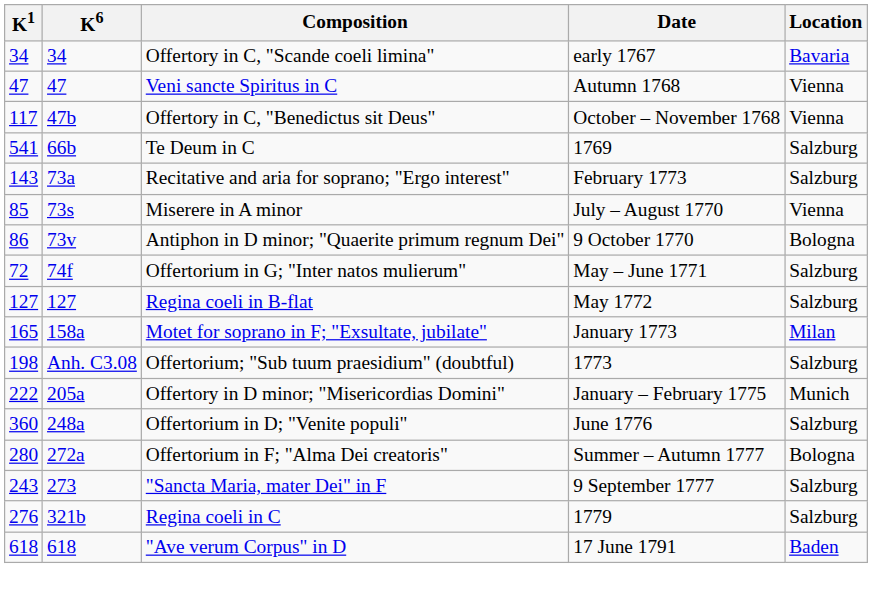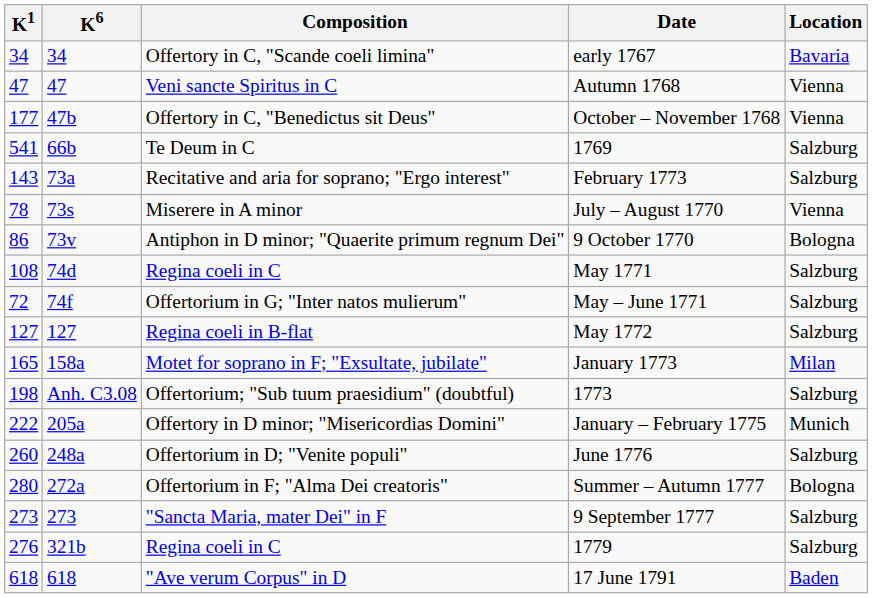(23, 117) 117 -> (24, 117) 177
(19, 209) 85 -> (19, 209) 78
+ row: (613, 270)
(24, 424) 360 -> (24, 454) 260
(24, 485) 243 -> (24, 516) 273
